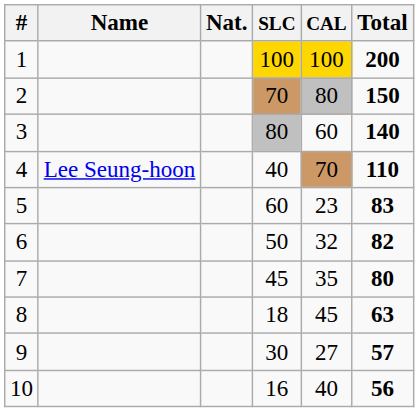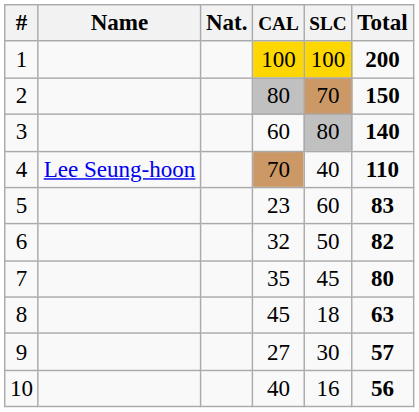columns swapped: (326, 24) <-> (277, 24)
